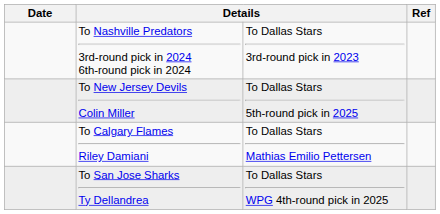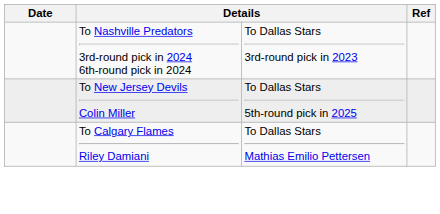- row: (159, 187)
